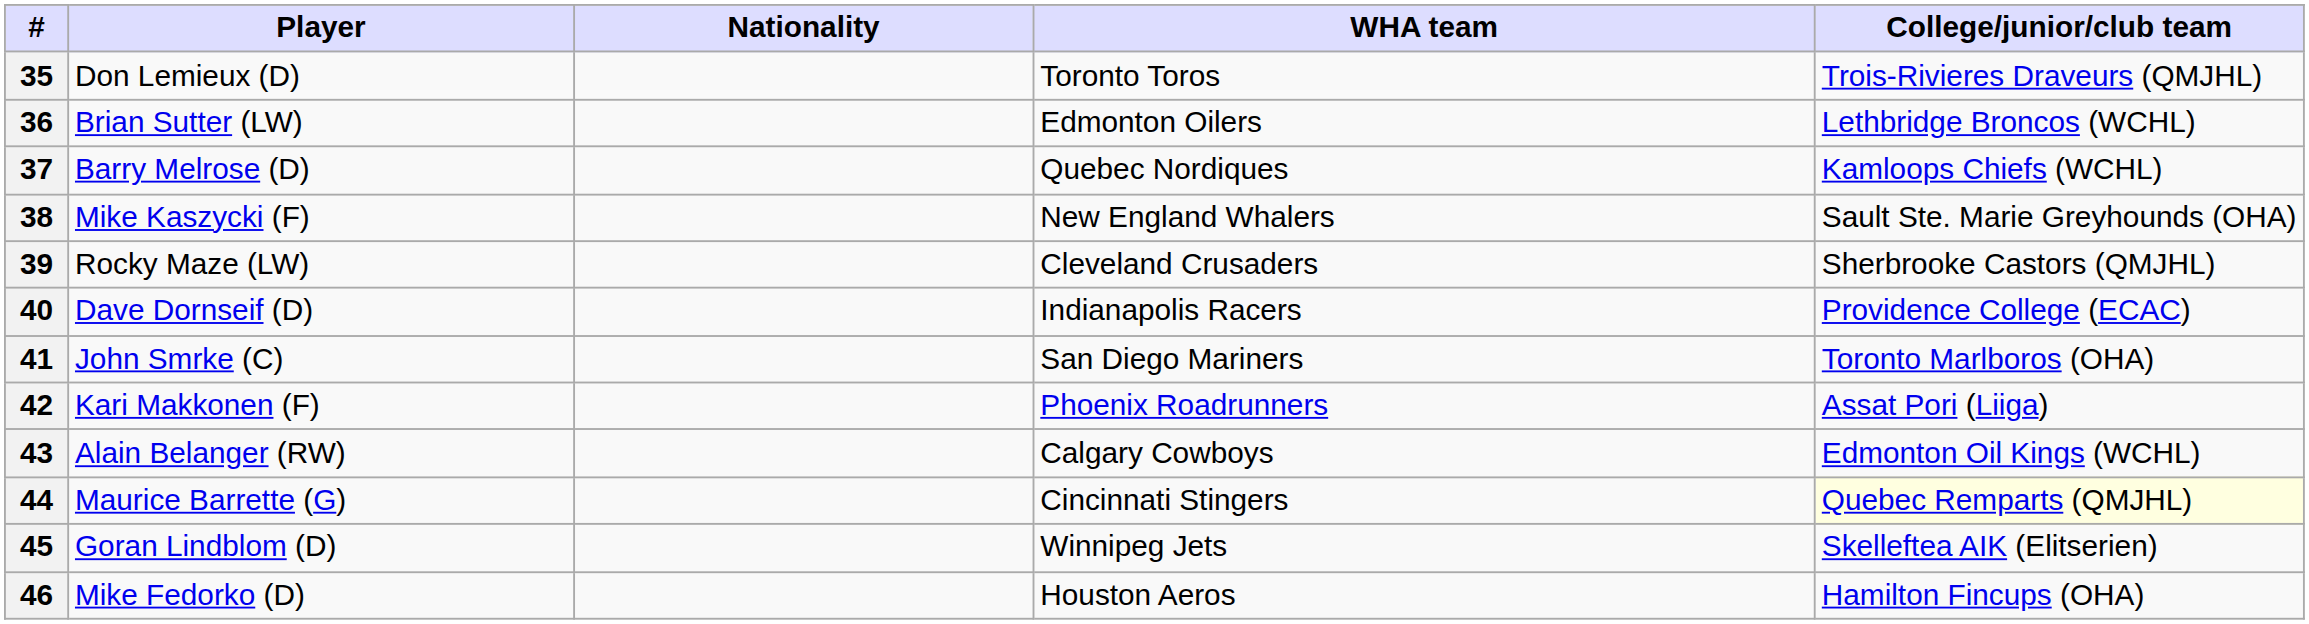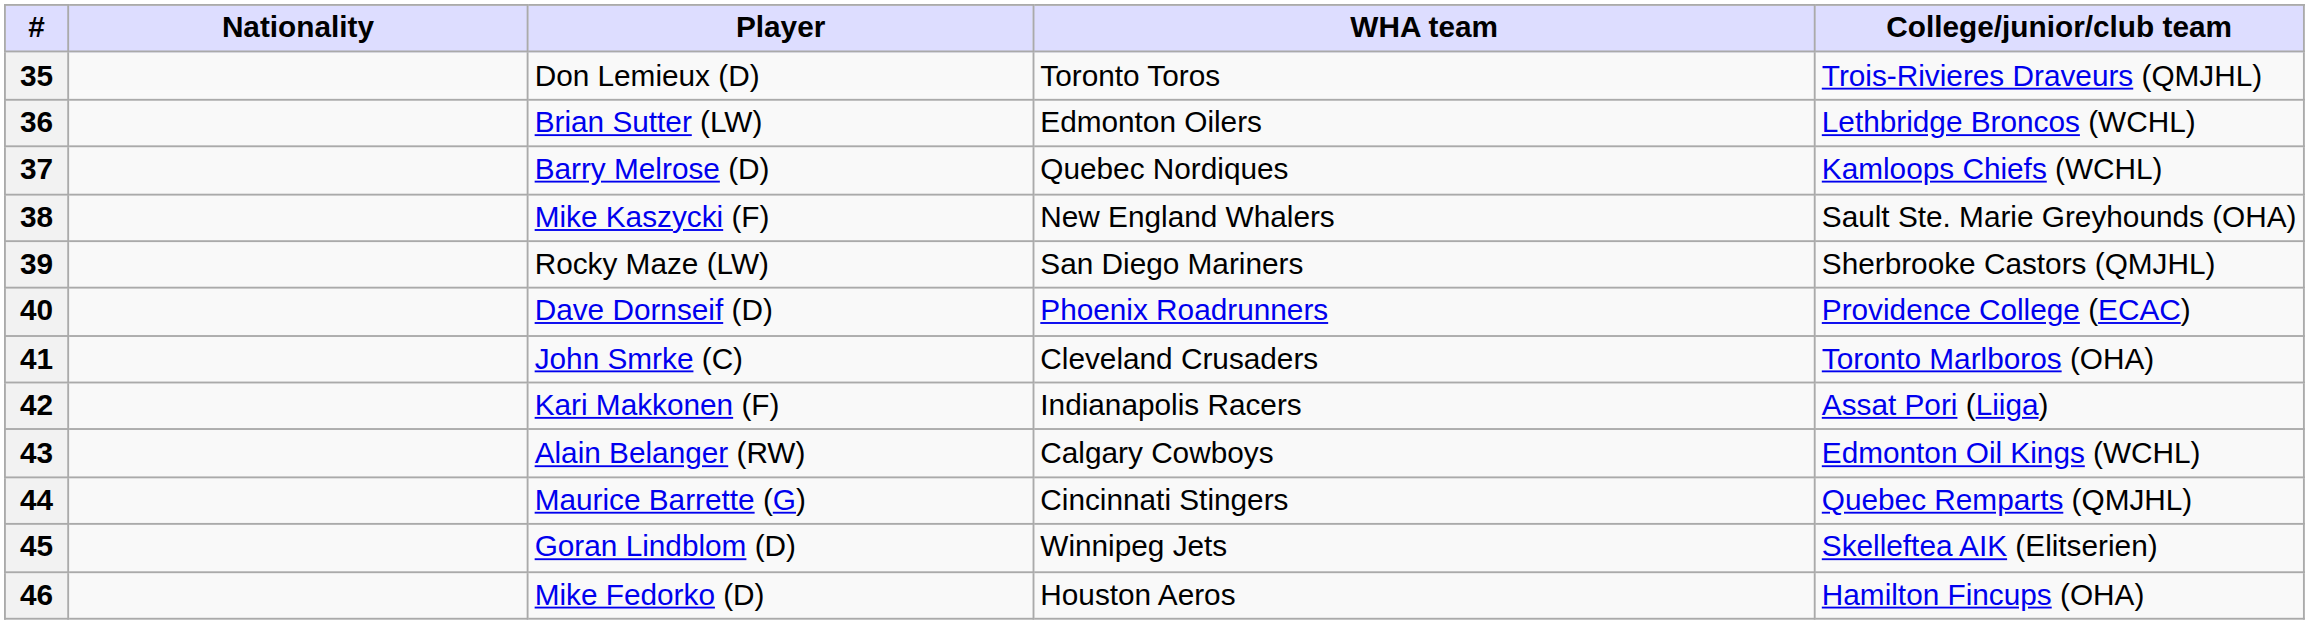columns swapped: (321, 28) <-> (804, 28)
(1179, 264) Cleveland Crusaders -> (1172, 264) San Diego Mariners
(1171, 311) Indianapolis Racers -> (1184, 311) Phoenix Roadrunners
(1172, 358) San Diego Mariners -> (1179, 358) Cleveland Crusaders
(1184, 405) Phoenix Roadrunners -> (1171, 405) Indianapolis Racers
(2007, 500) lightyellow background -> (2007, 500) no background
